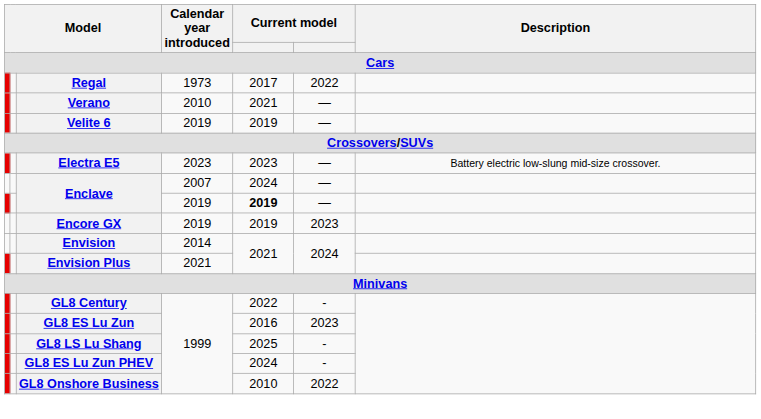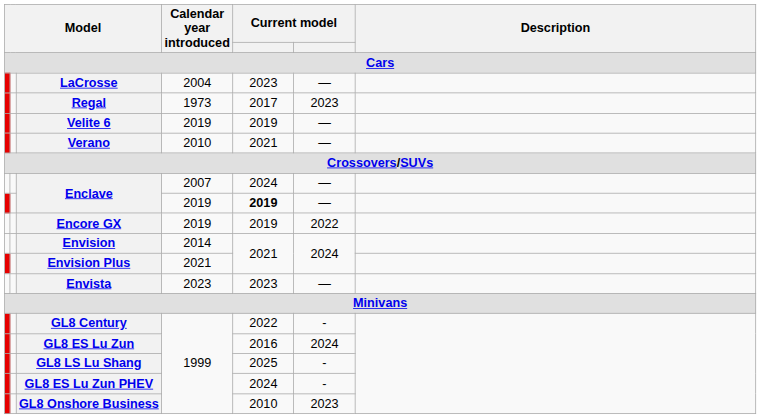+ row: (89, 83)
(324, 83) 2022 -> (324, 103) 2023
rows swapped: (89, 123) <-> (89, 103)
- row: (89, 163)
(324, 223) 2023 -> (324, 223) 2022
+ row: (89, 283)
(324, 323) 2023 -> (324, 343) 2024
(324, 383) 2022 -> (324, 403) 2023
